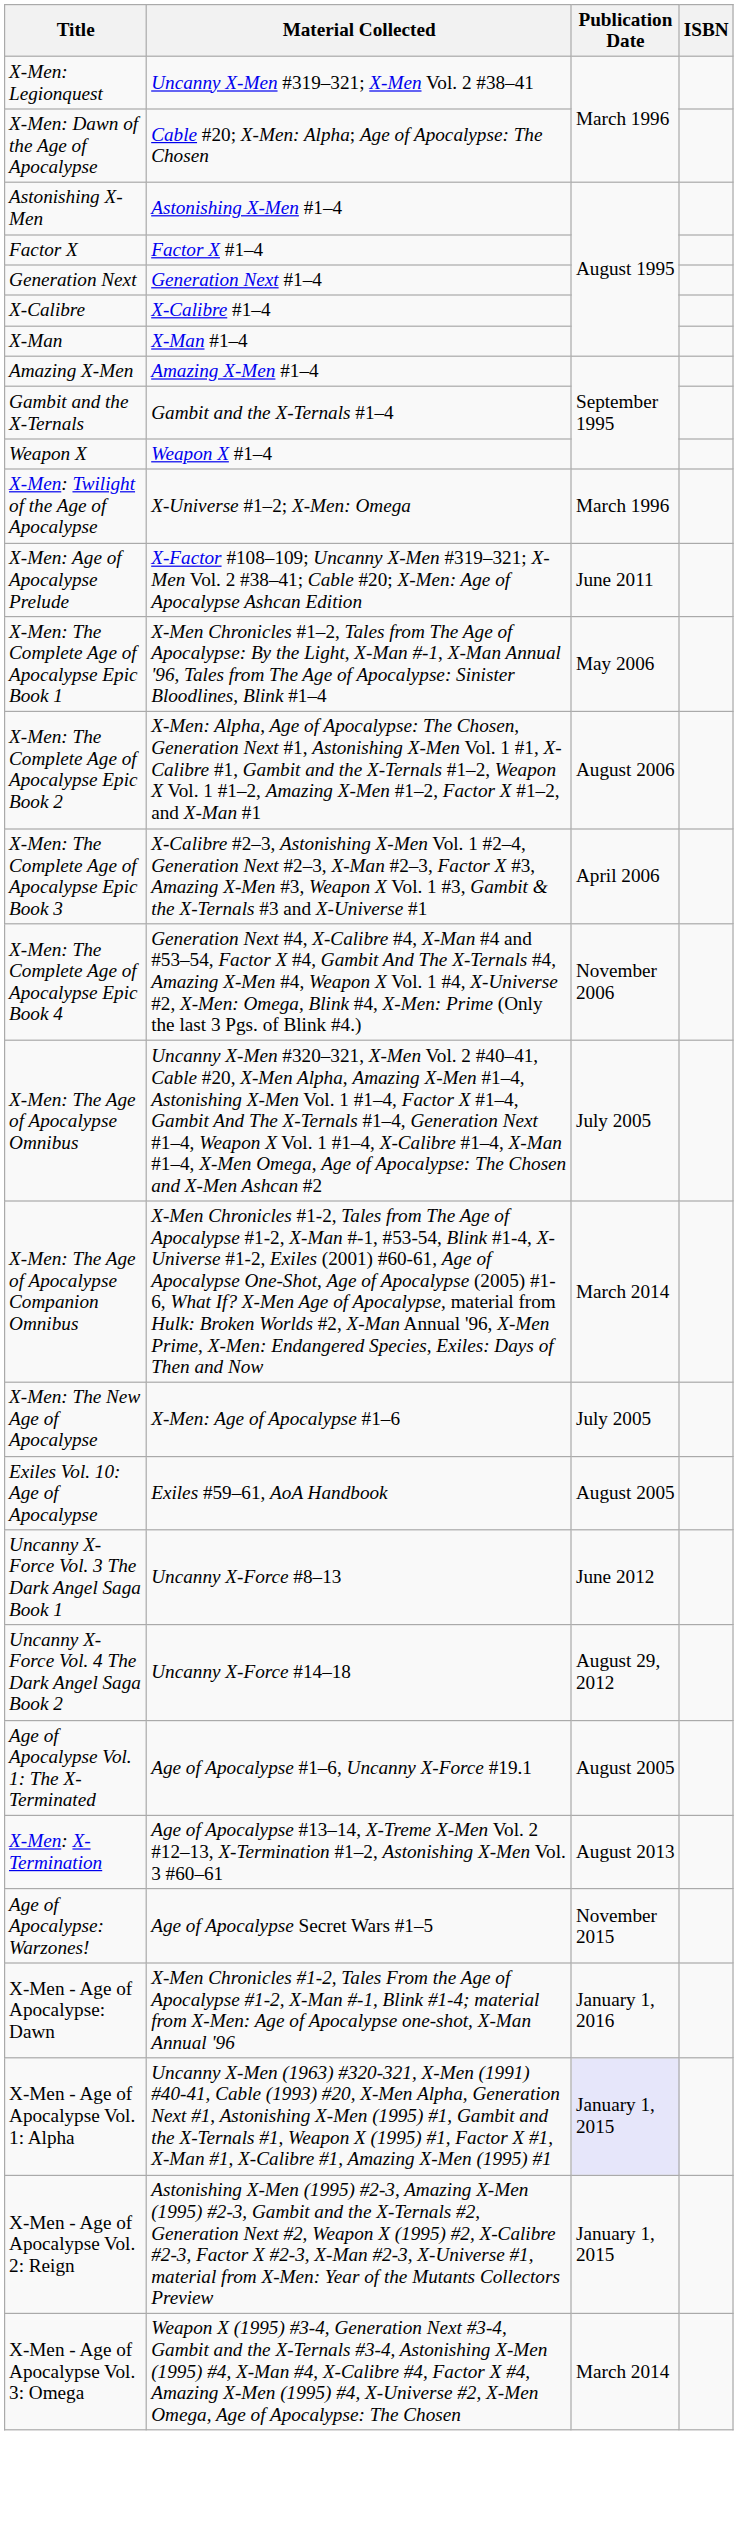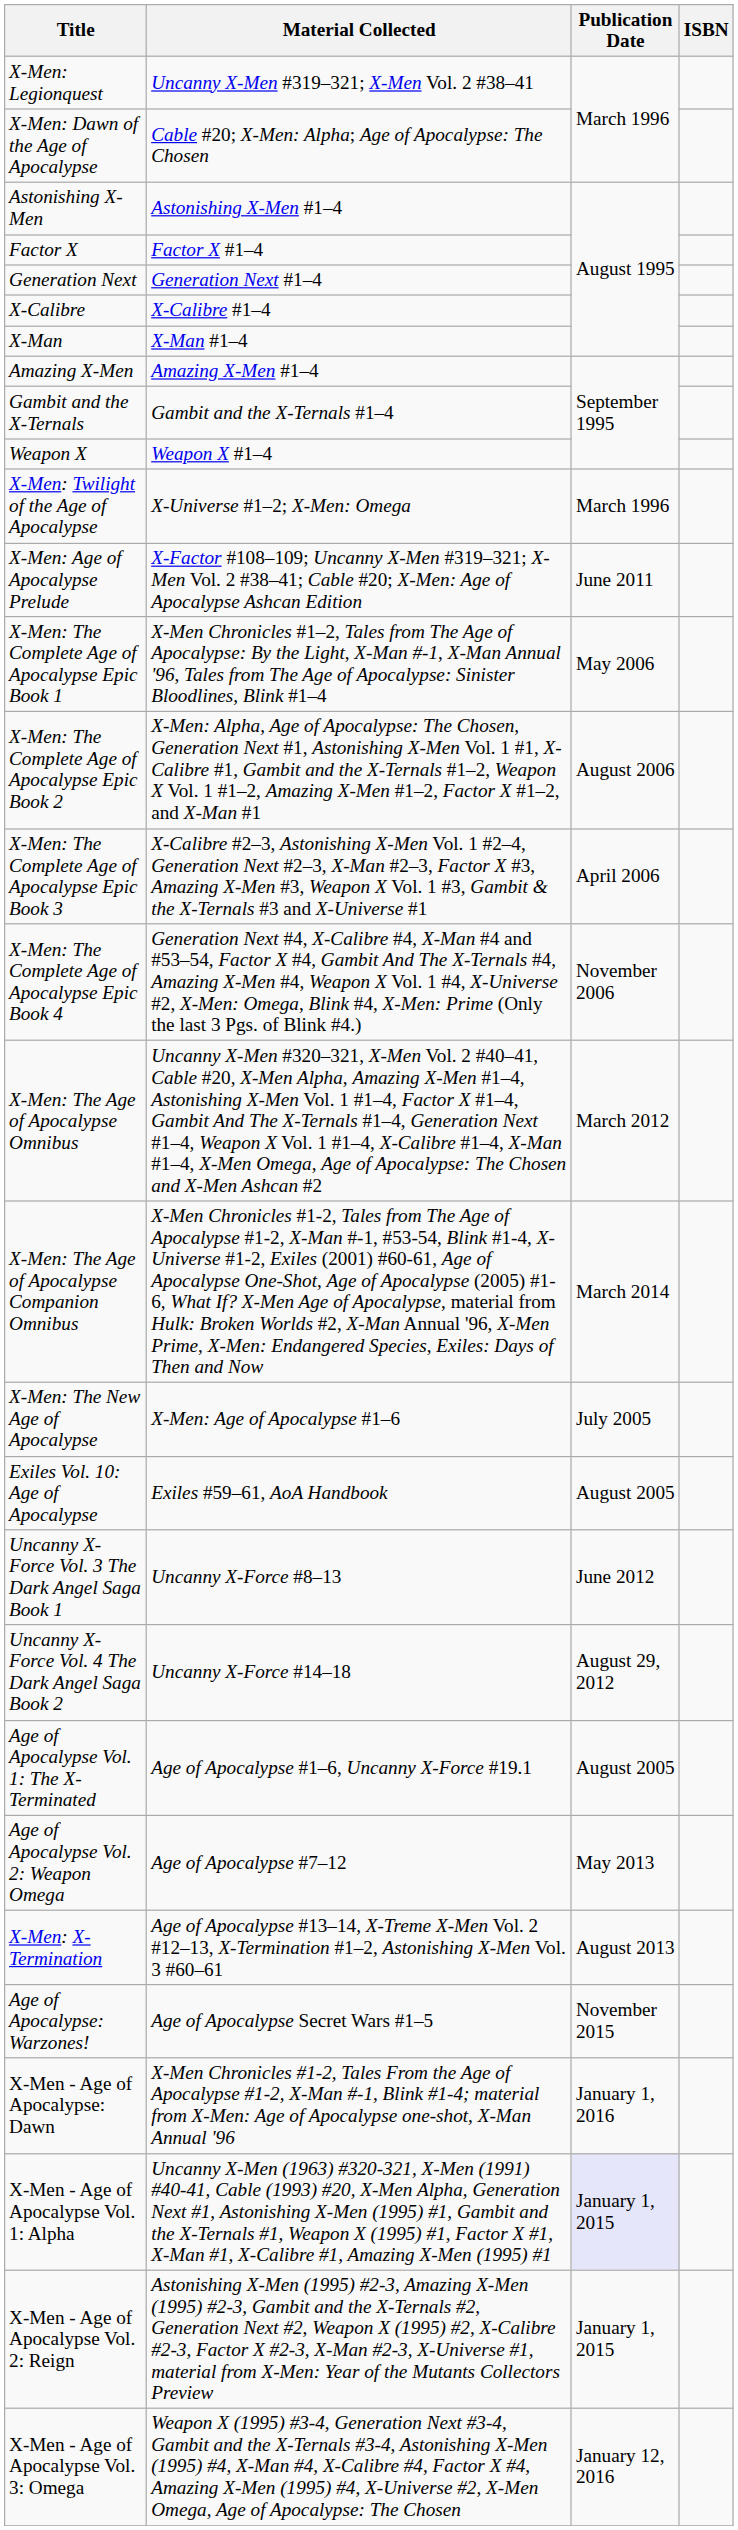(614, 1120) July 2005 -> (623, 1120) March 2012
+ row: (70, 1862)
(623, 2371) March 2014 -> (620, 2466) January 12, 2016
